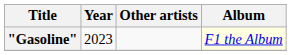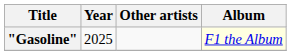(98, 38) 2023 -> (98, 38) 2025
